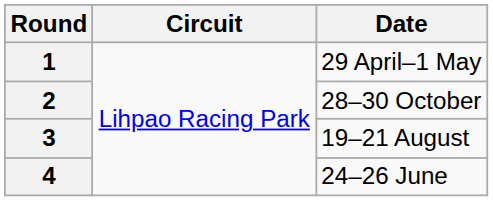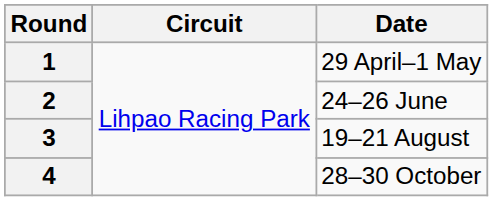(401, 100) 28–30 October -> (385, 100) 24–26 June
(385, 176) 24–26 June -> (401, 176) 28–30 October
